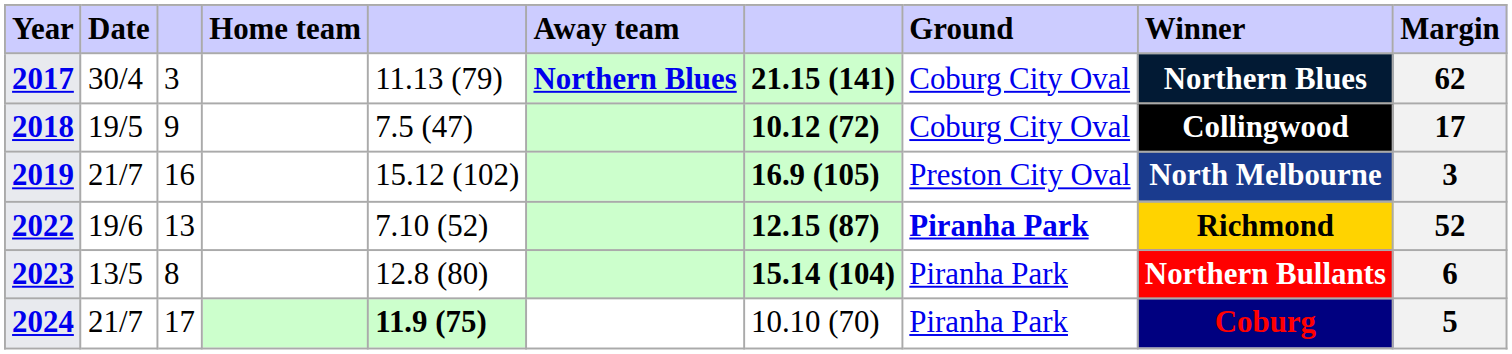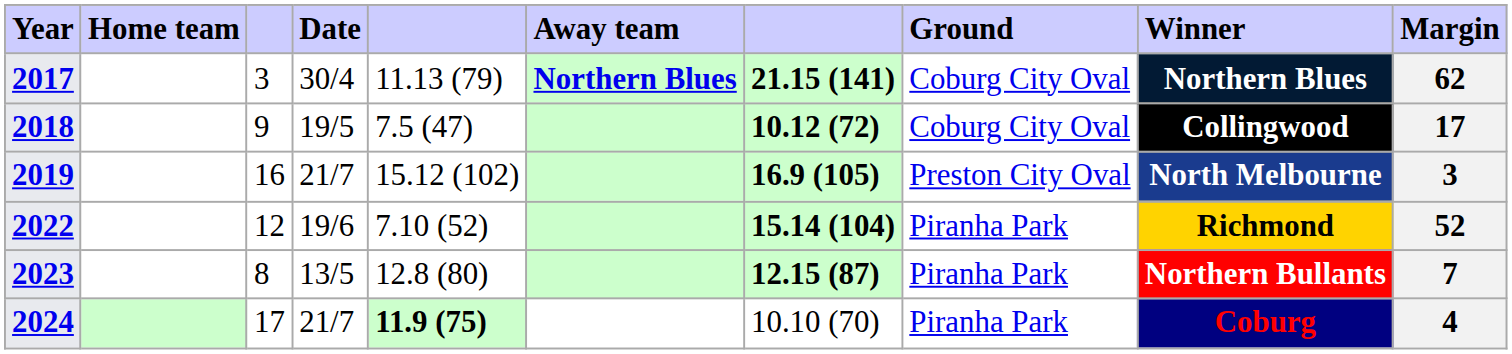columns swapped: (119, 28) <-> (285, 28)
(179, 224) 13 -> (270, 224) 12
(815, 224) 12.15 (87) -> (823, 224) 15.14 (104)
(999, 224) bold -> (989, 224) normal
(823, 273) 15.14 (104) -> (815, 273) 12.15 (87)
(1450, 273) 6 -> (1450, 273) 7
(1450, 322) 5 -> (1450, 322) 4
